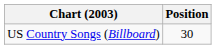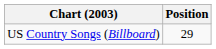(187, 34) 30 -> (187, 34) 29
